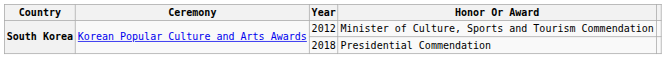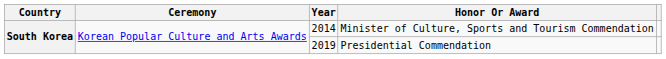(324, 29) 2012 -> (324, 29) 2014
(324, 45) 2018 -> (324, 45) 2019
